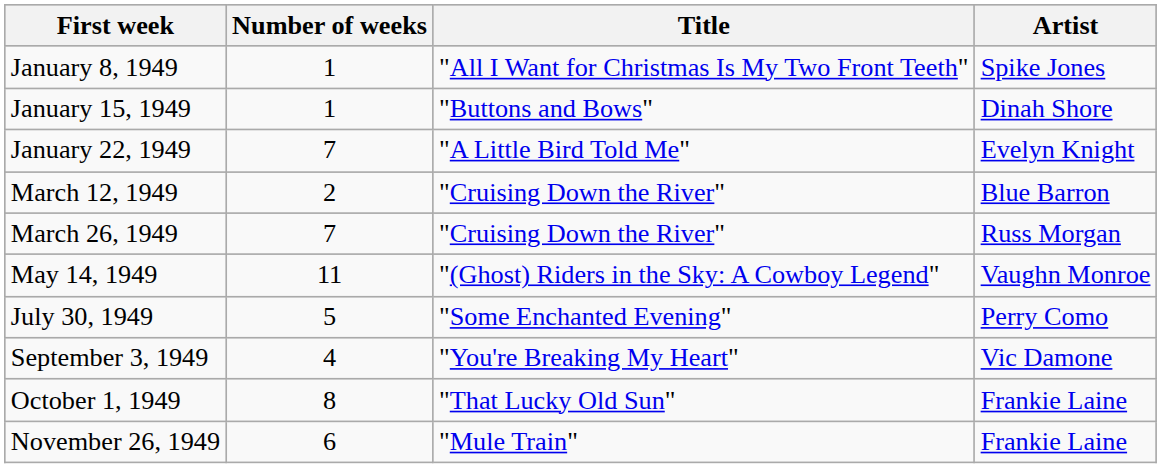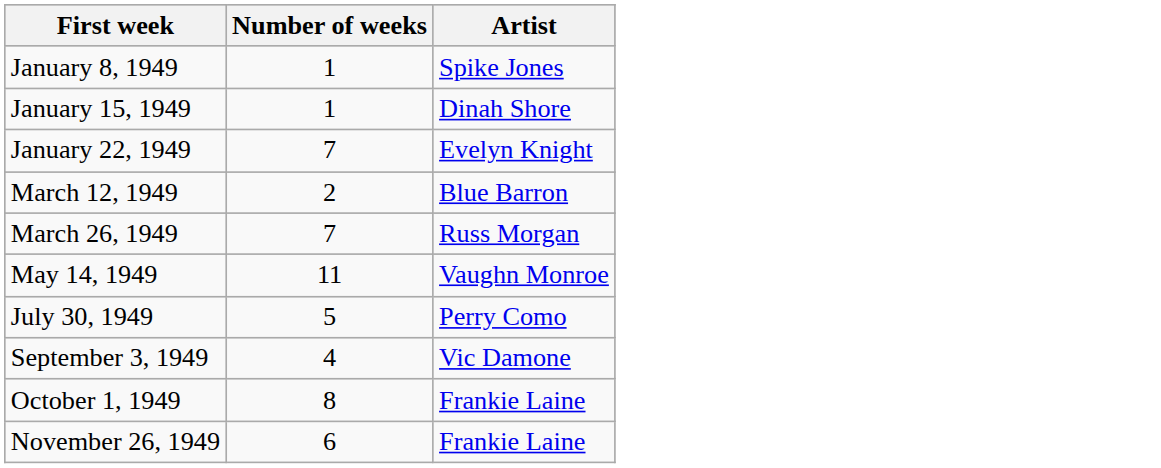- column: (704, 25)
